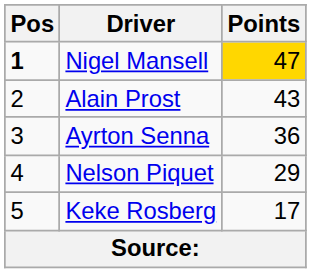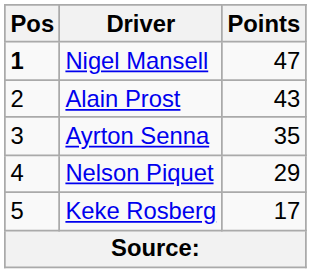(287, 61) gold background -> (287, 61) no background
(287, 136) 36 -> (287, 136) 35
